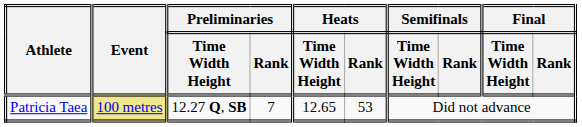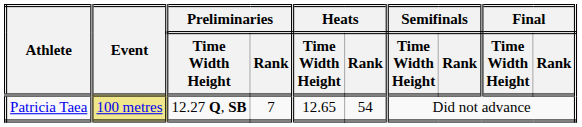(365, 108) 53 -> (365, 108) 54
